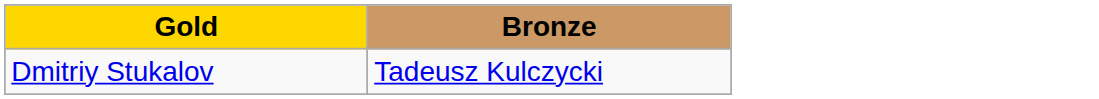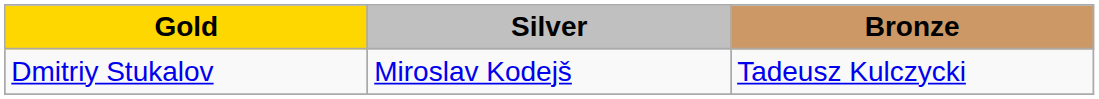+ column: (549, 26)
